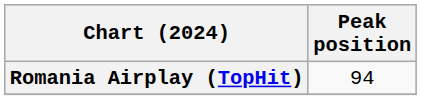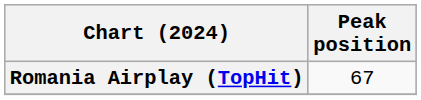(362, 78) 94 -> (362, 78) 67
